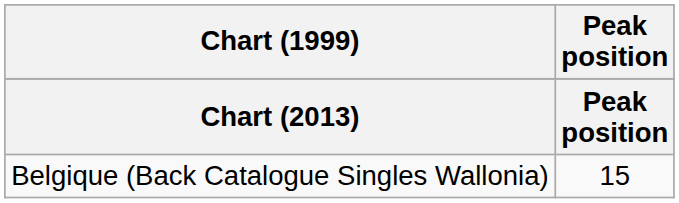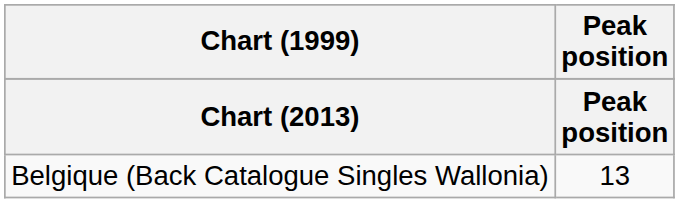(615, 175) 15 -> (615, 175) 13
